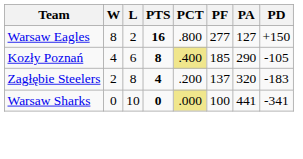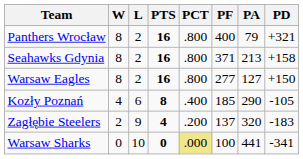+ row: (57, 36)
+ row: (56, 57)
(190, 57) khaki background -> (195, 100) no background
(133, 79) 8 -> (138, 121) 9
